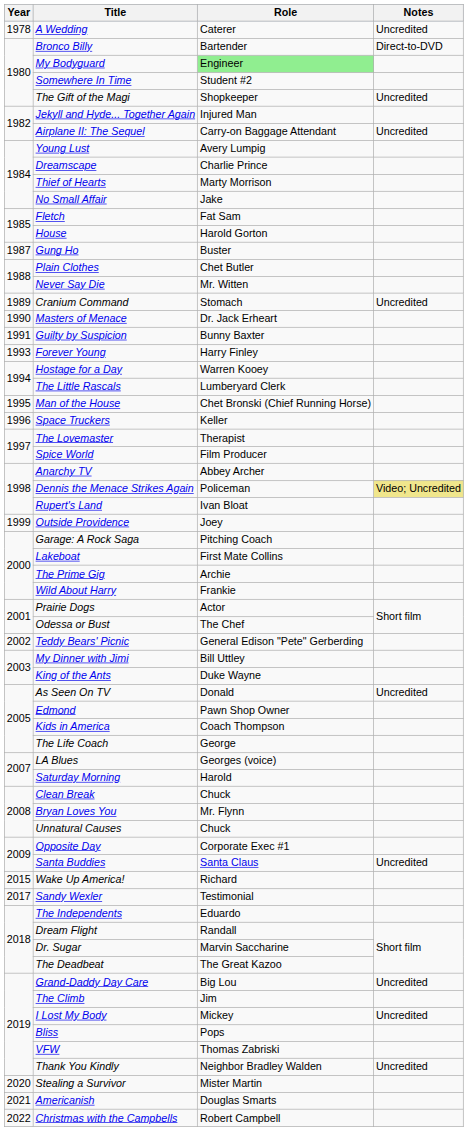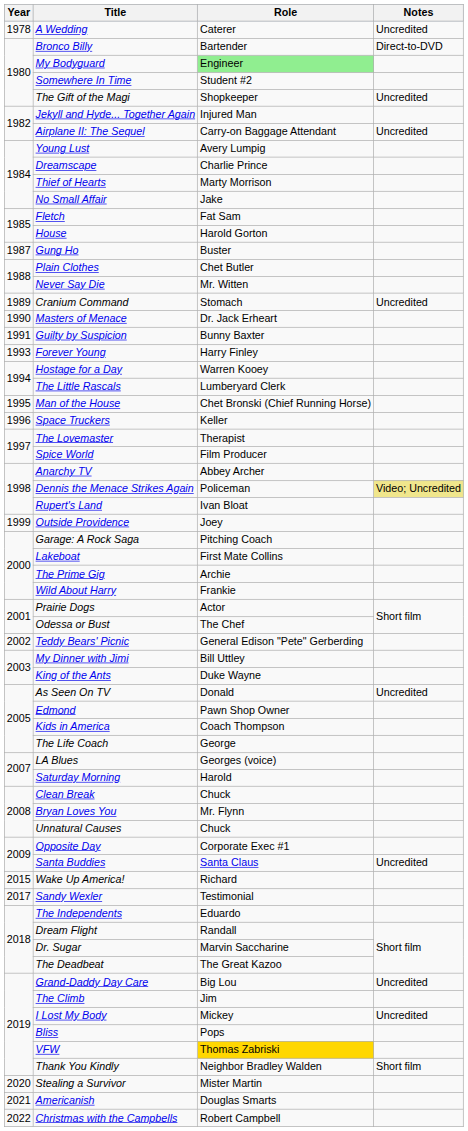(240, 1050) no background -> (240, 1050) gold background
(402, 1067) Uncredited -> (399, 1067) Short film
